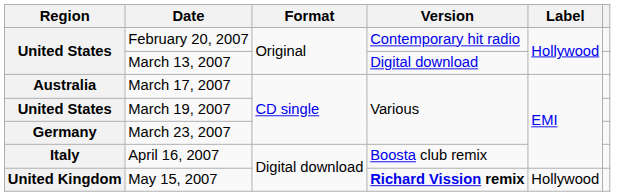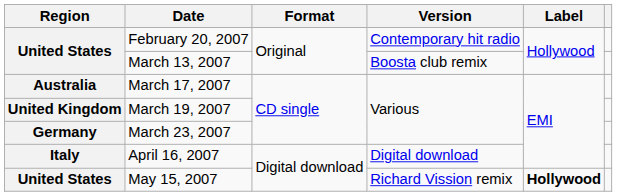(424, 62) Digital download -> (429, 62) Boosta club remix
(65, 109) United States -> (65, 109) United Kingdom
(429, 156) Boosta club remix -> (424, 156) Digital download
(65, 179) United Kingdom -> (65, 179) United States
(447, 179) bold -> (441, 179) normal
(565, 179) normal -> (564, 179) bold
